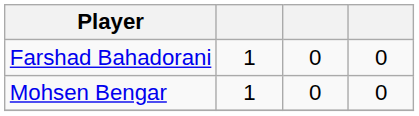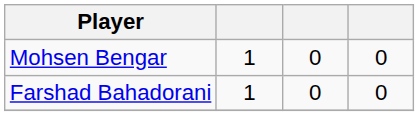rows swapped: (111, 57) <-> (88, 92)
